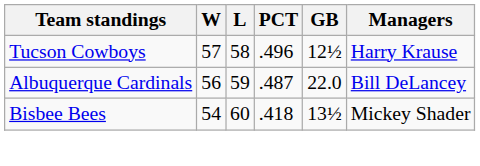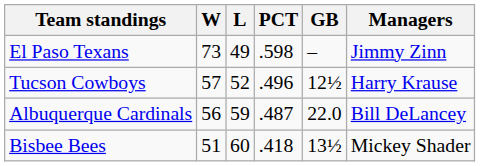+ row: (69, 51)
(240, 51) 58 -> (240, 82) 52
(211, 113) 54 -> (211, 144) 51
